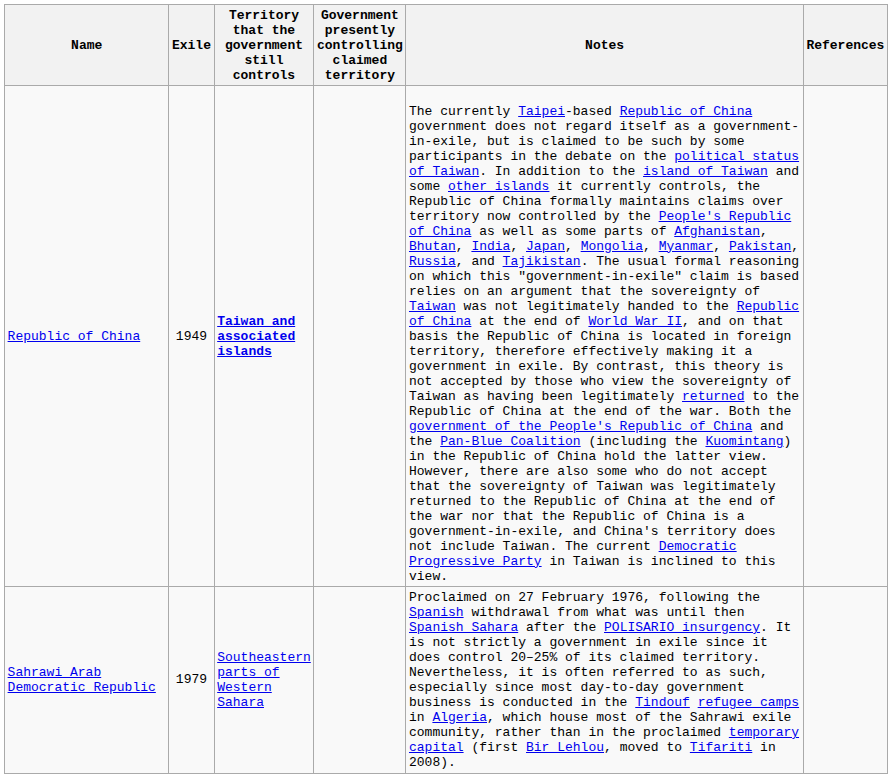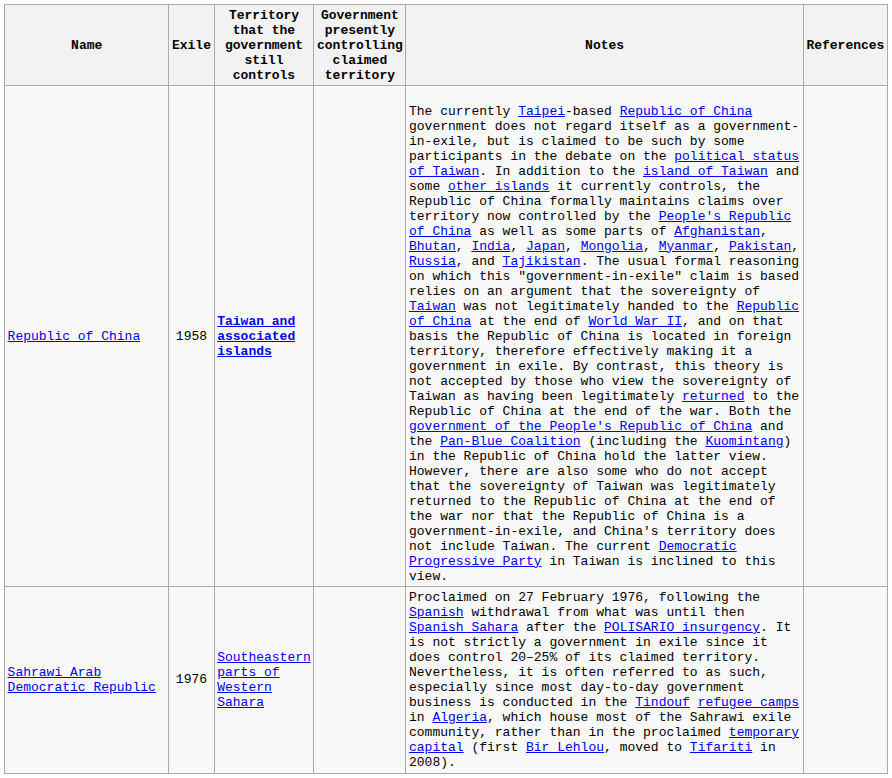(191, 336) 1949 -> (191, 336) 1958
(191, 680) 1979 -> (191, 680) 1976
